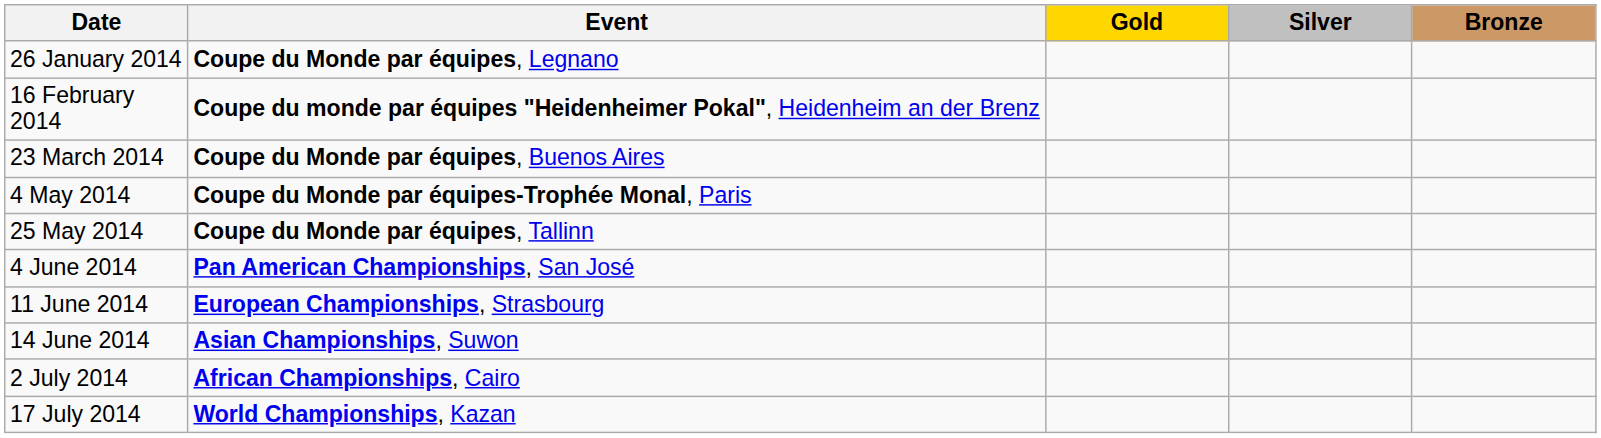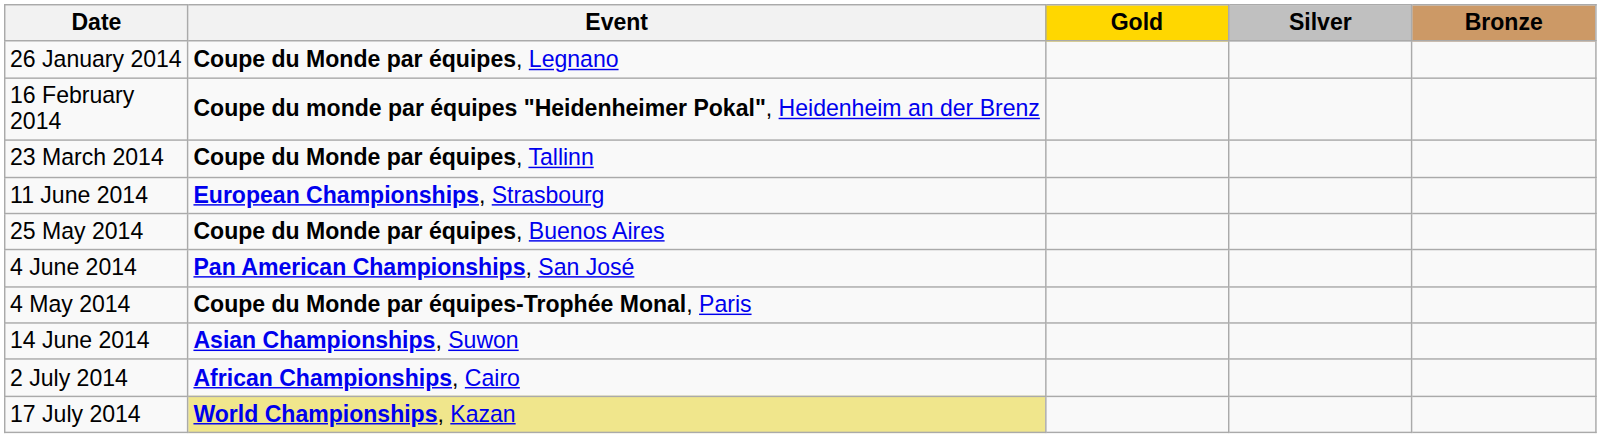(429, 158) Coupe du Monde par équipes, Buenos Aires -> (394, 158) Coupe du Monde par équipes, Tallinn
rows swapped: (70, 194) <-> (79, 304)
(394, 231) Coupe du Monde par équipes, Tallinn -> (429, 231) Coupe du Monde par équipes, Buenos Aires
(355, 414) no background -> (355, 414) khaki background
